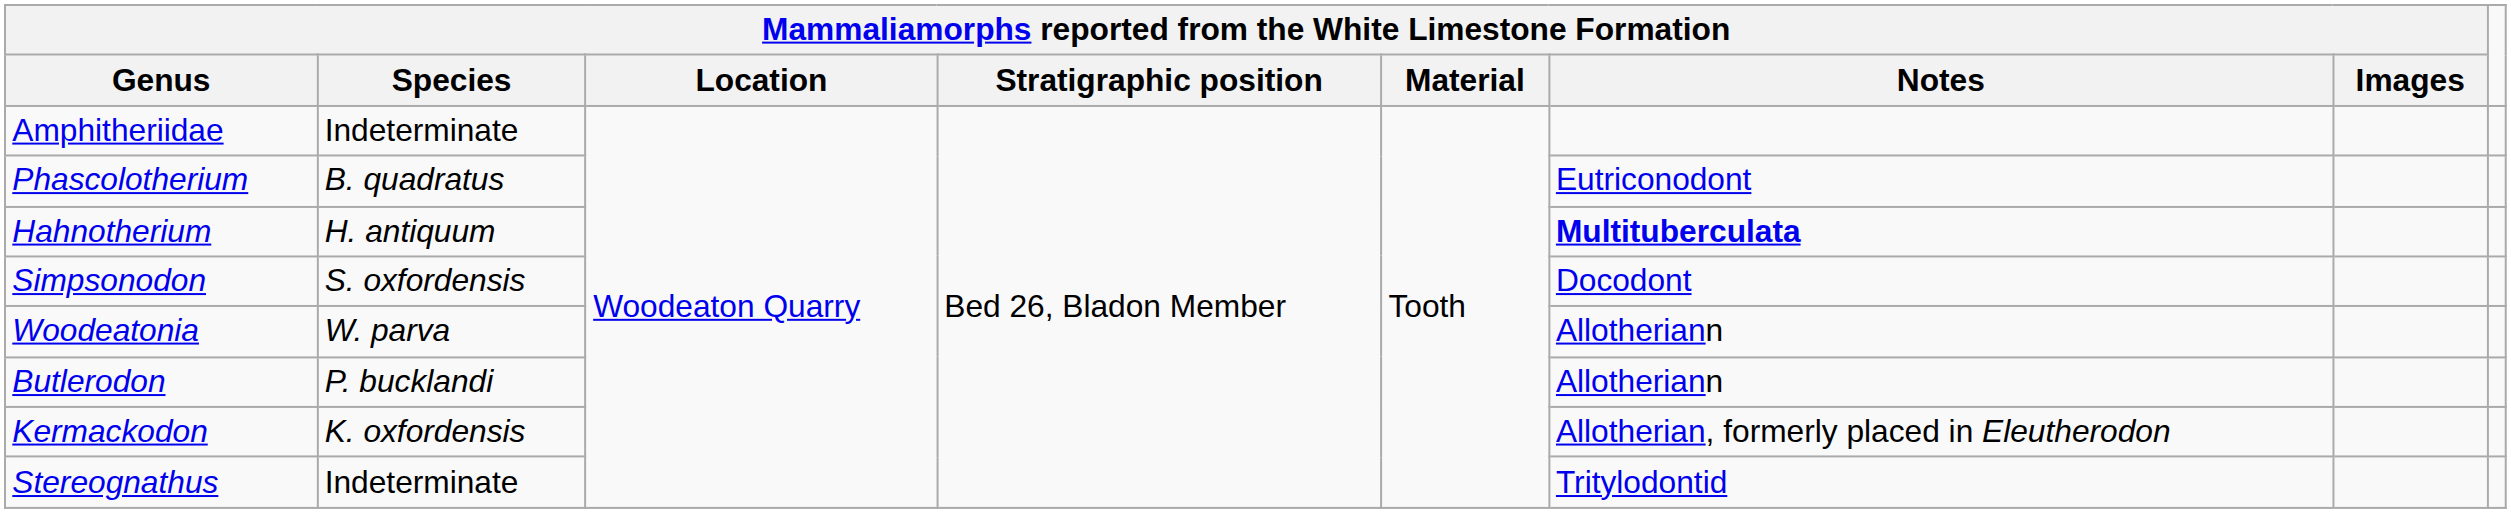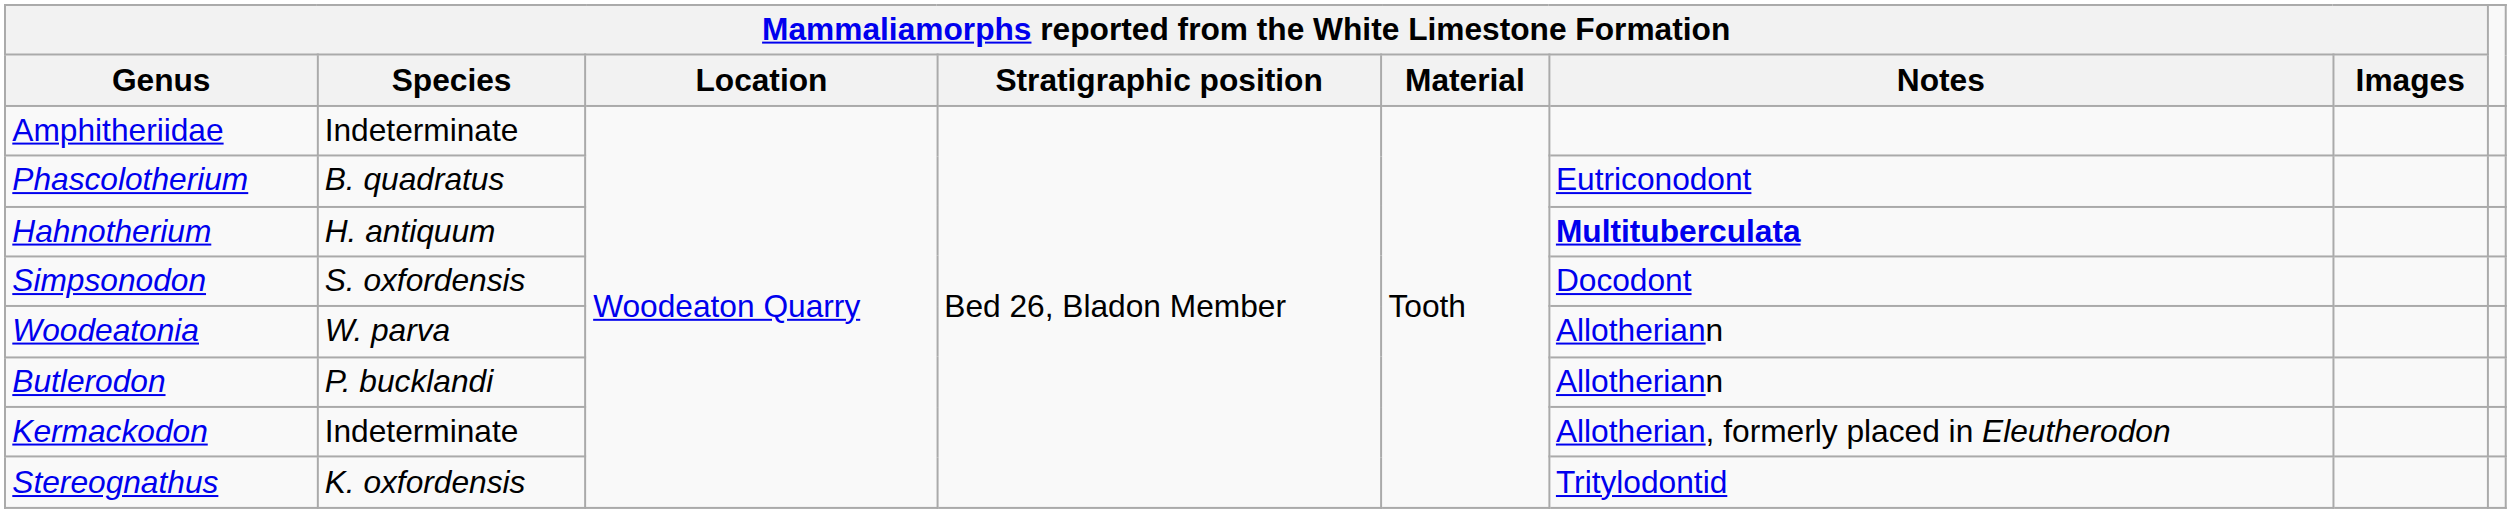(425, 431) K. oxfordensis -> (422, 431) Indeterminate
(422, 481) Indeterminate -> (425, 481) K. oxfordensis
